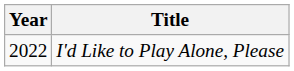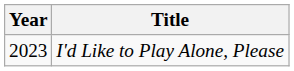(28, 50) 2022 -> (28, 50) 2023
